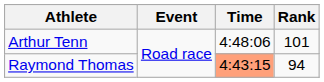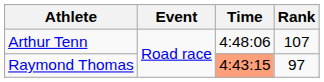(297, 41) 101 -> (297, 41) 107
(297, 66) 94 -> (297, 66) 97
